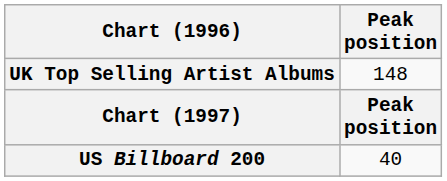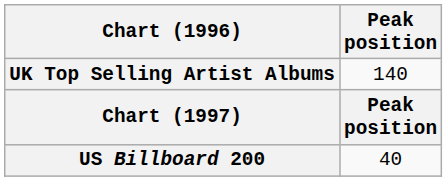(391, 74) 148 -> (391, 74) 140
